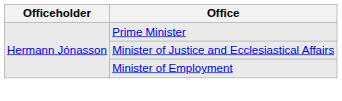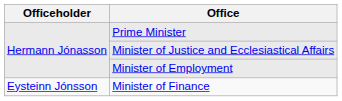+ row: (161, 86)
